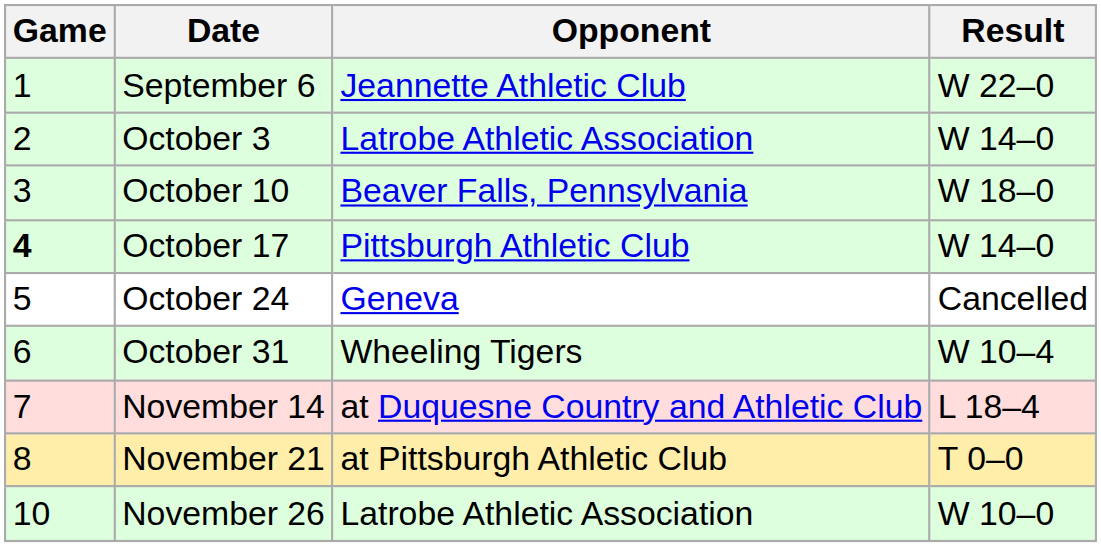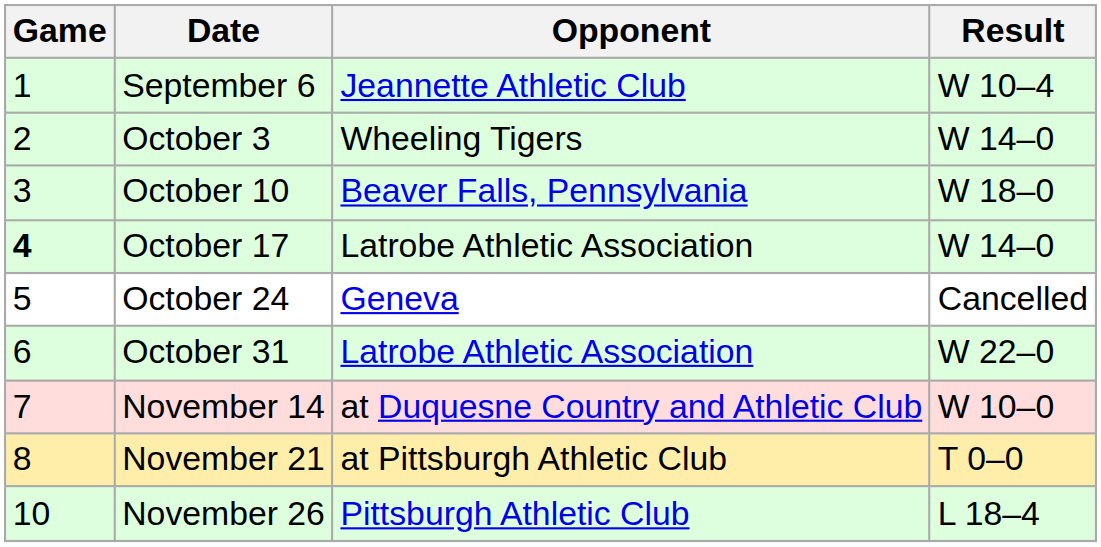(996, 84) W 22–0 -> (996, 84) W 10–4
(547, 138) Latrobe Athletic Association -> (461, 138) Wheeling Tigers
(515, 245) Pittsburgh Athletic Club -> (547, 245) Latrobe Athletic Association
(461, 352) Wheeling Tigers -> (547, 352) Latrobe Athletic Association
(996, 352) W 10–4 -> (996, 352) W 22–0
(989, 406) L 18–4 -> (996, 406) W 10–0
(547, 513) Latrobe Athletic Association -> (515, 513) Pittsburgh Athletic Club
(996, 513) W 10–0 -> (989, 513) L 18–4
